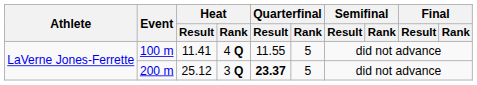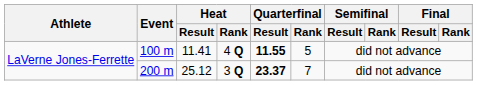(271, 52) normal -> (271, 52) bold
(308, 71) 5 -> (308, 71) 7
